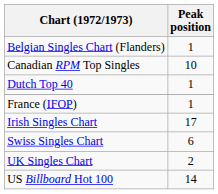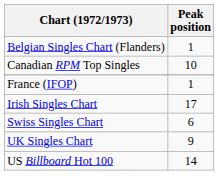- row: (40, 84)
(191, 160) 2 -> (191, 141) 9
